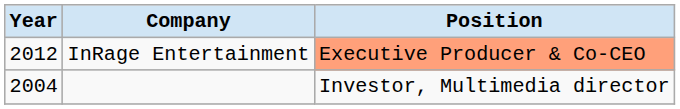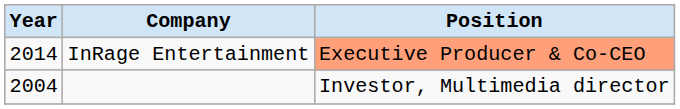(34, 54) 2012 -> (34, 54) 2014
